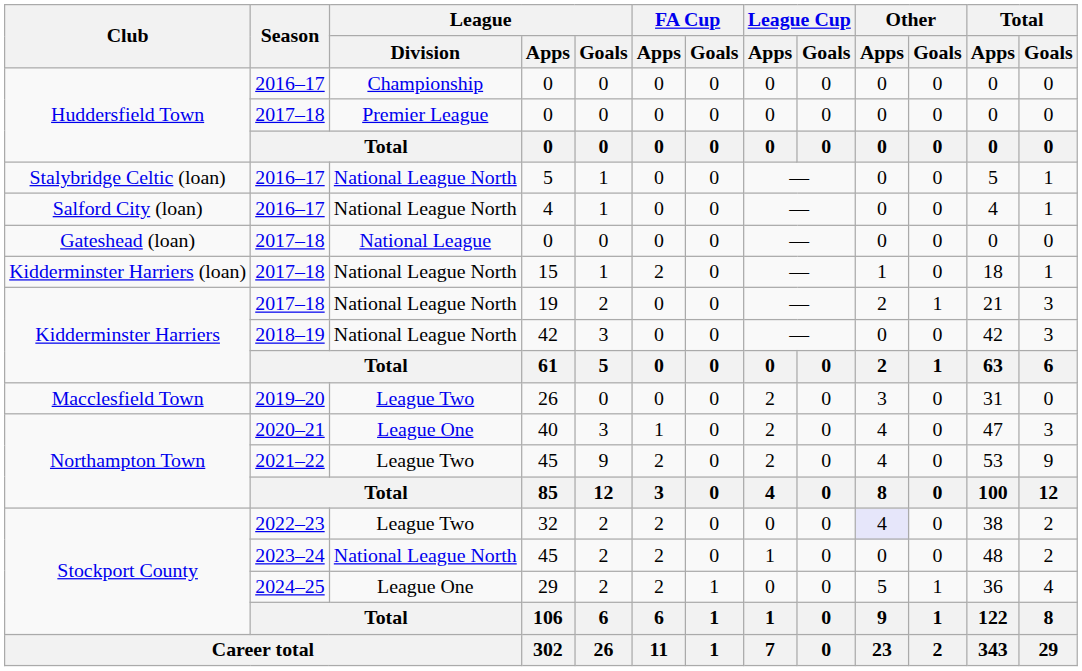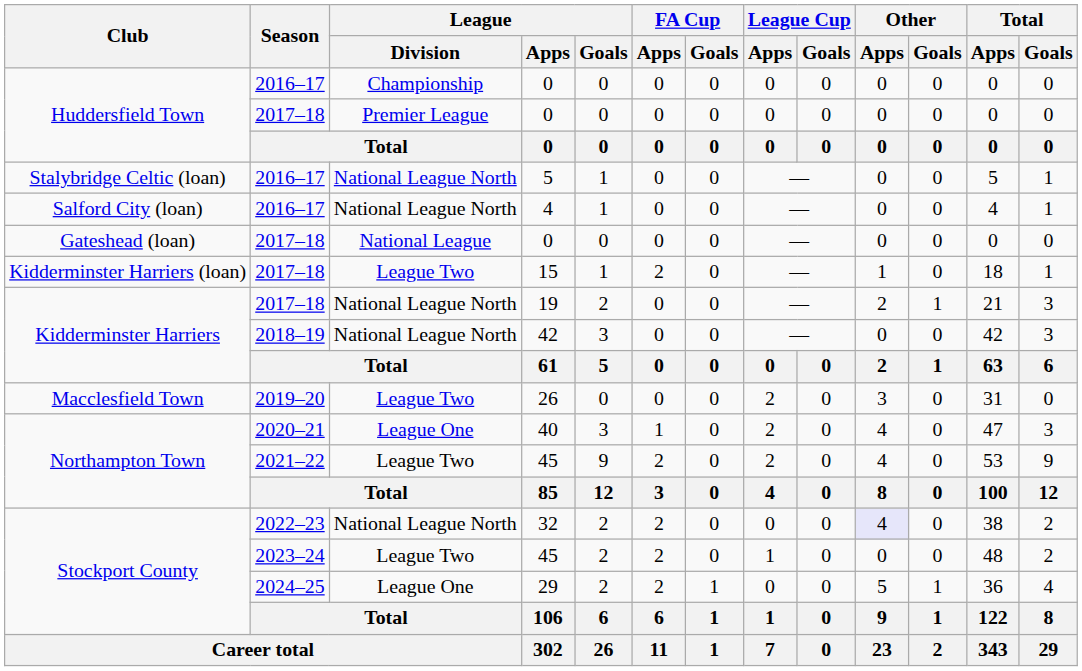(425, 271) National League North -> (425, 271) League Two
(425, 523) League Two -> (425, 523) National League North
(425, 555) National League North -> (425, 555) League Two
